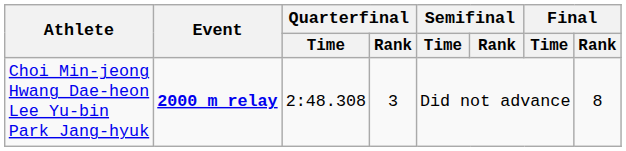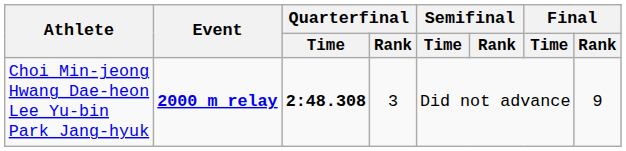(326, 102) normal -> (326, 102) bold
(597, 102) 8 -> (597, 102) 9
